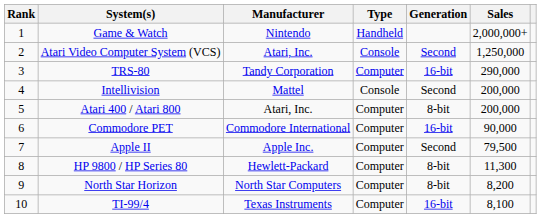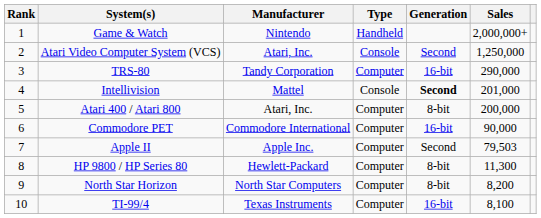(438, 90) normal -> (438, 90) bold
(500, 90) 200,000 -> (500, 90) 201,000
(500, 147) 79,500 -> (500, 147) 79,503
